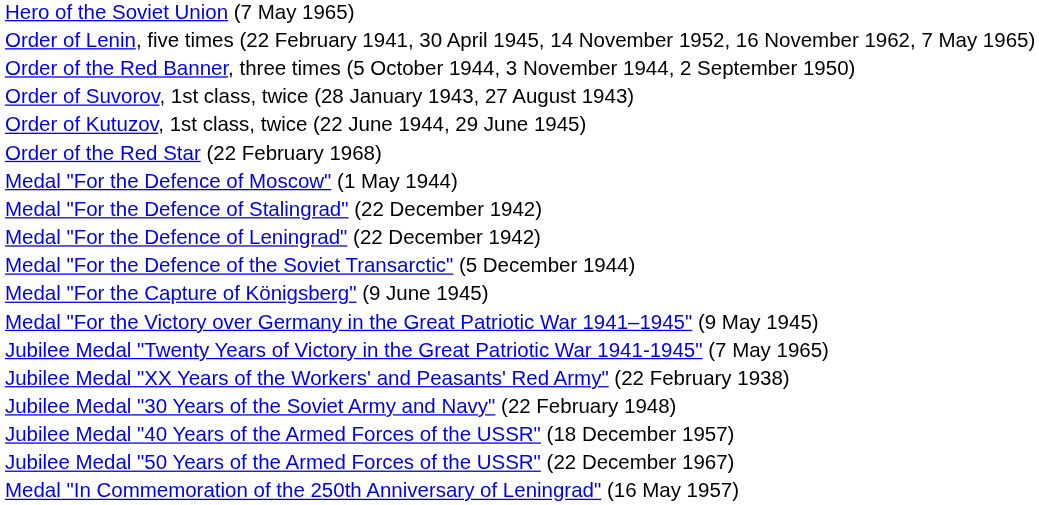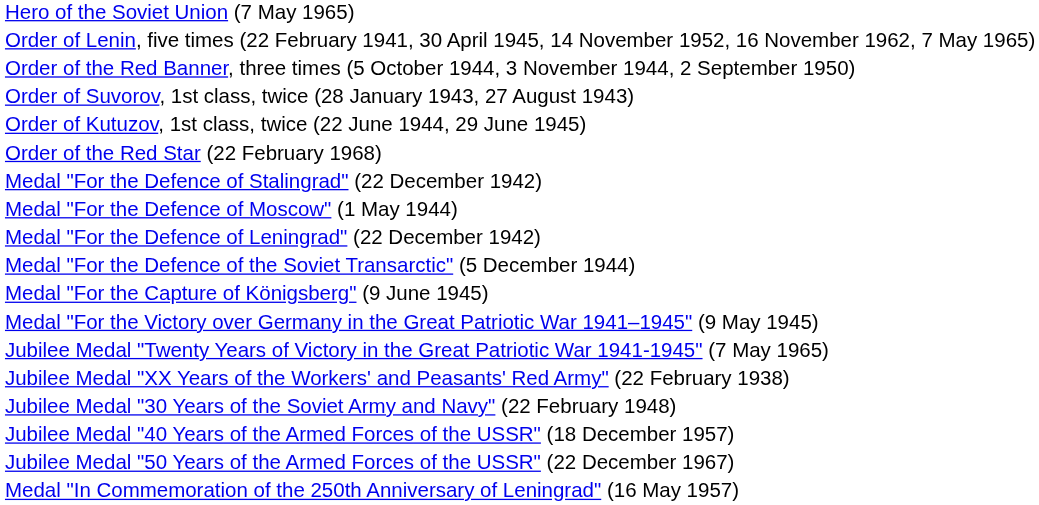rows swapped: (273, 209) <-> (231, 181)
